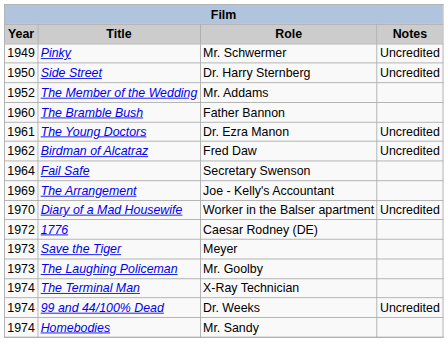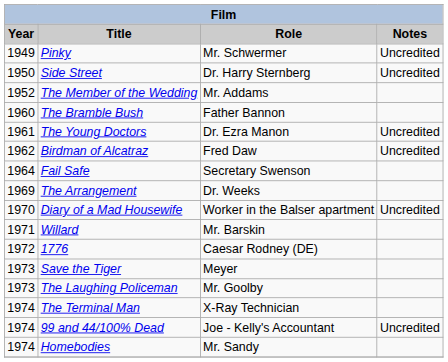(269, 191) Joe - Kelly's Accountant -> (232, 191) Dr. Weeks
+ row: (60, 230)
(232, 308) Dr. Weeks -> (269, 328) Joe - Kelly's Accountant
